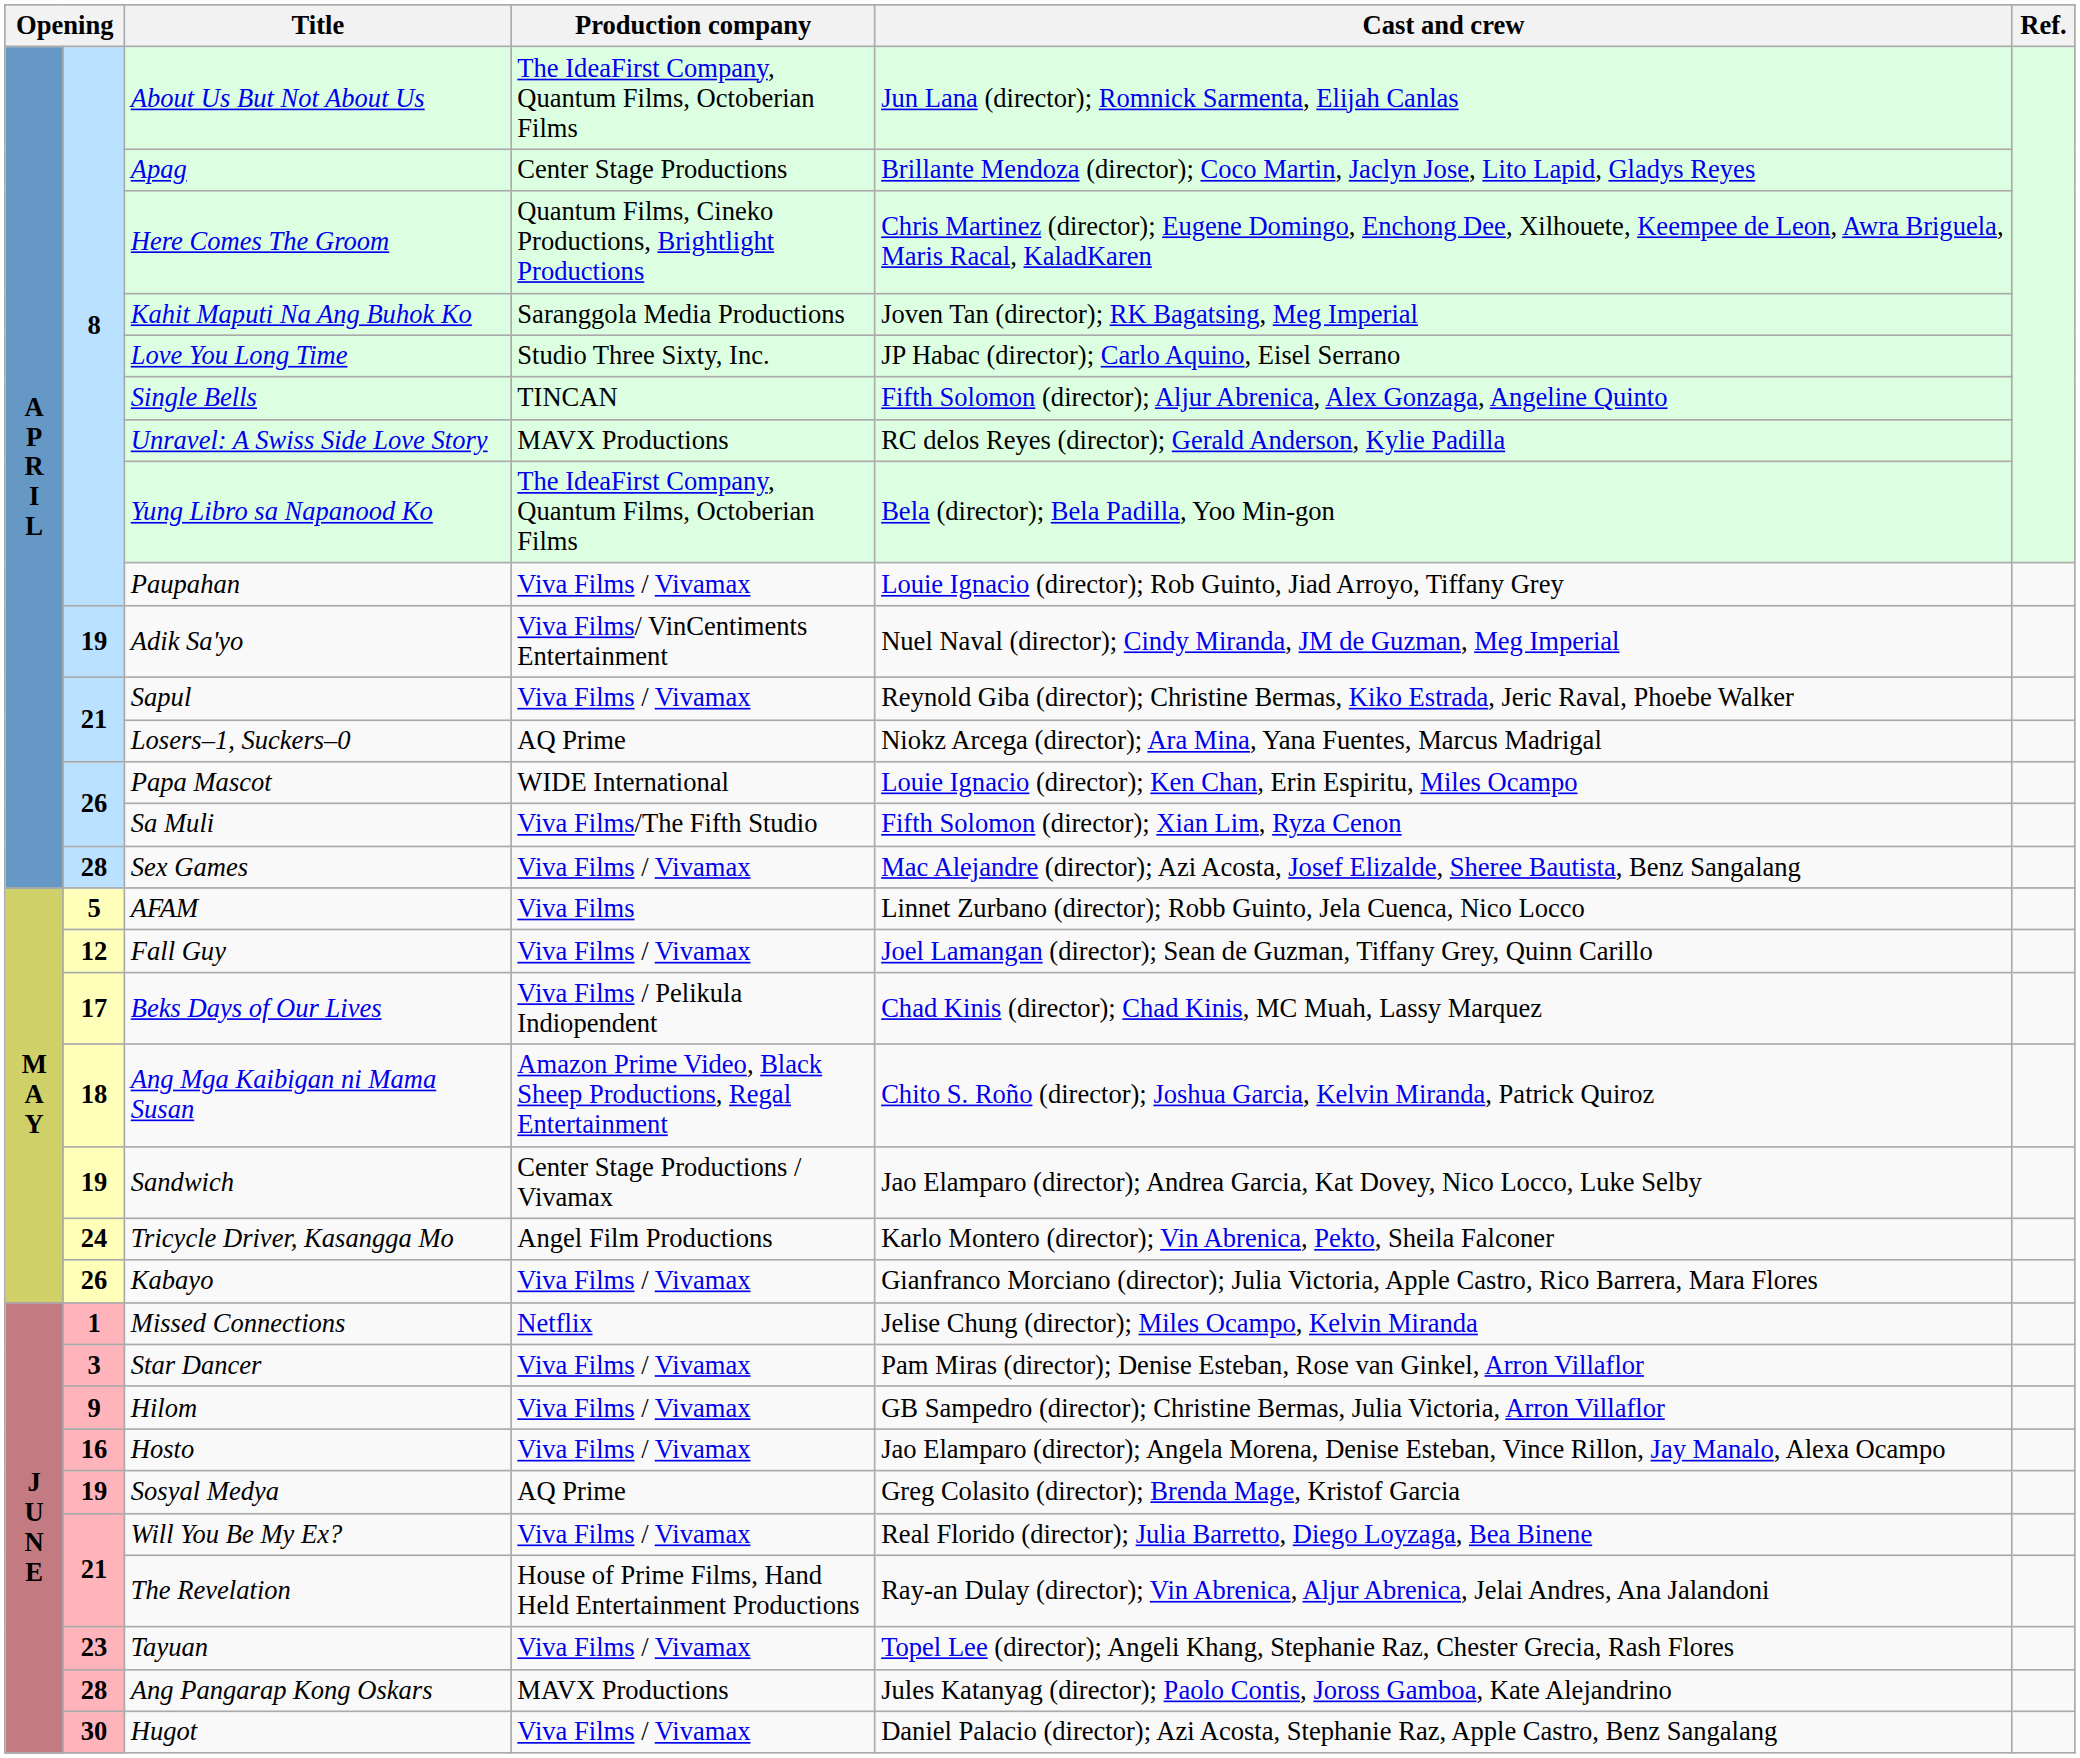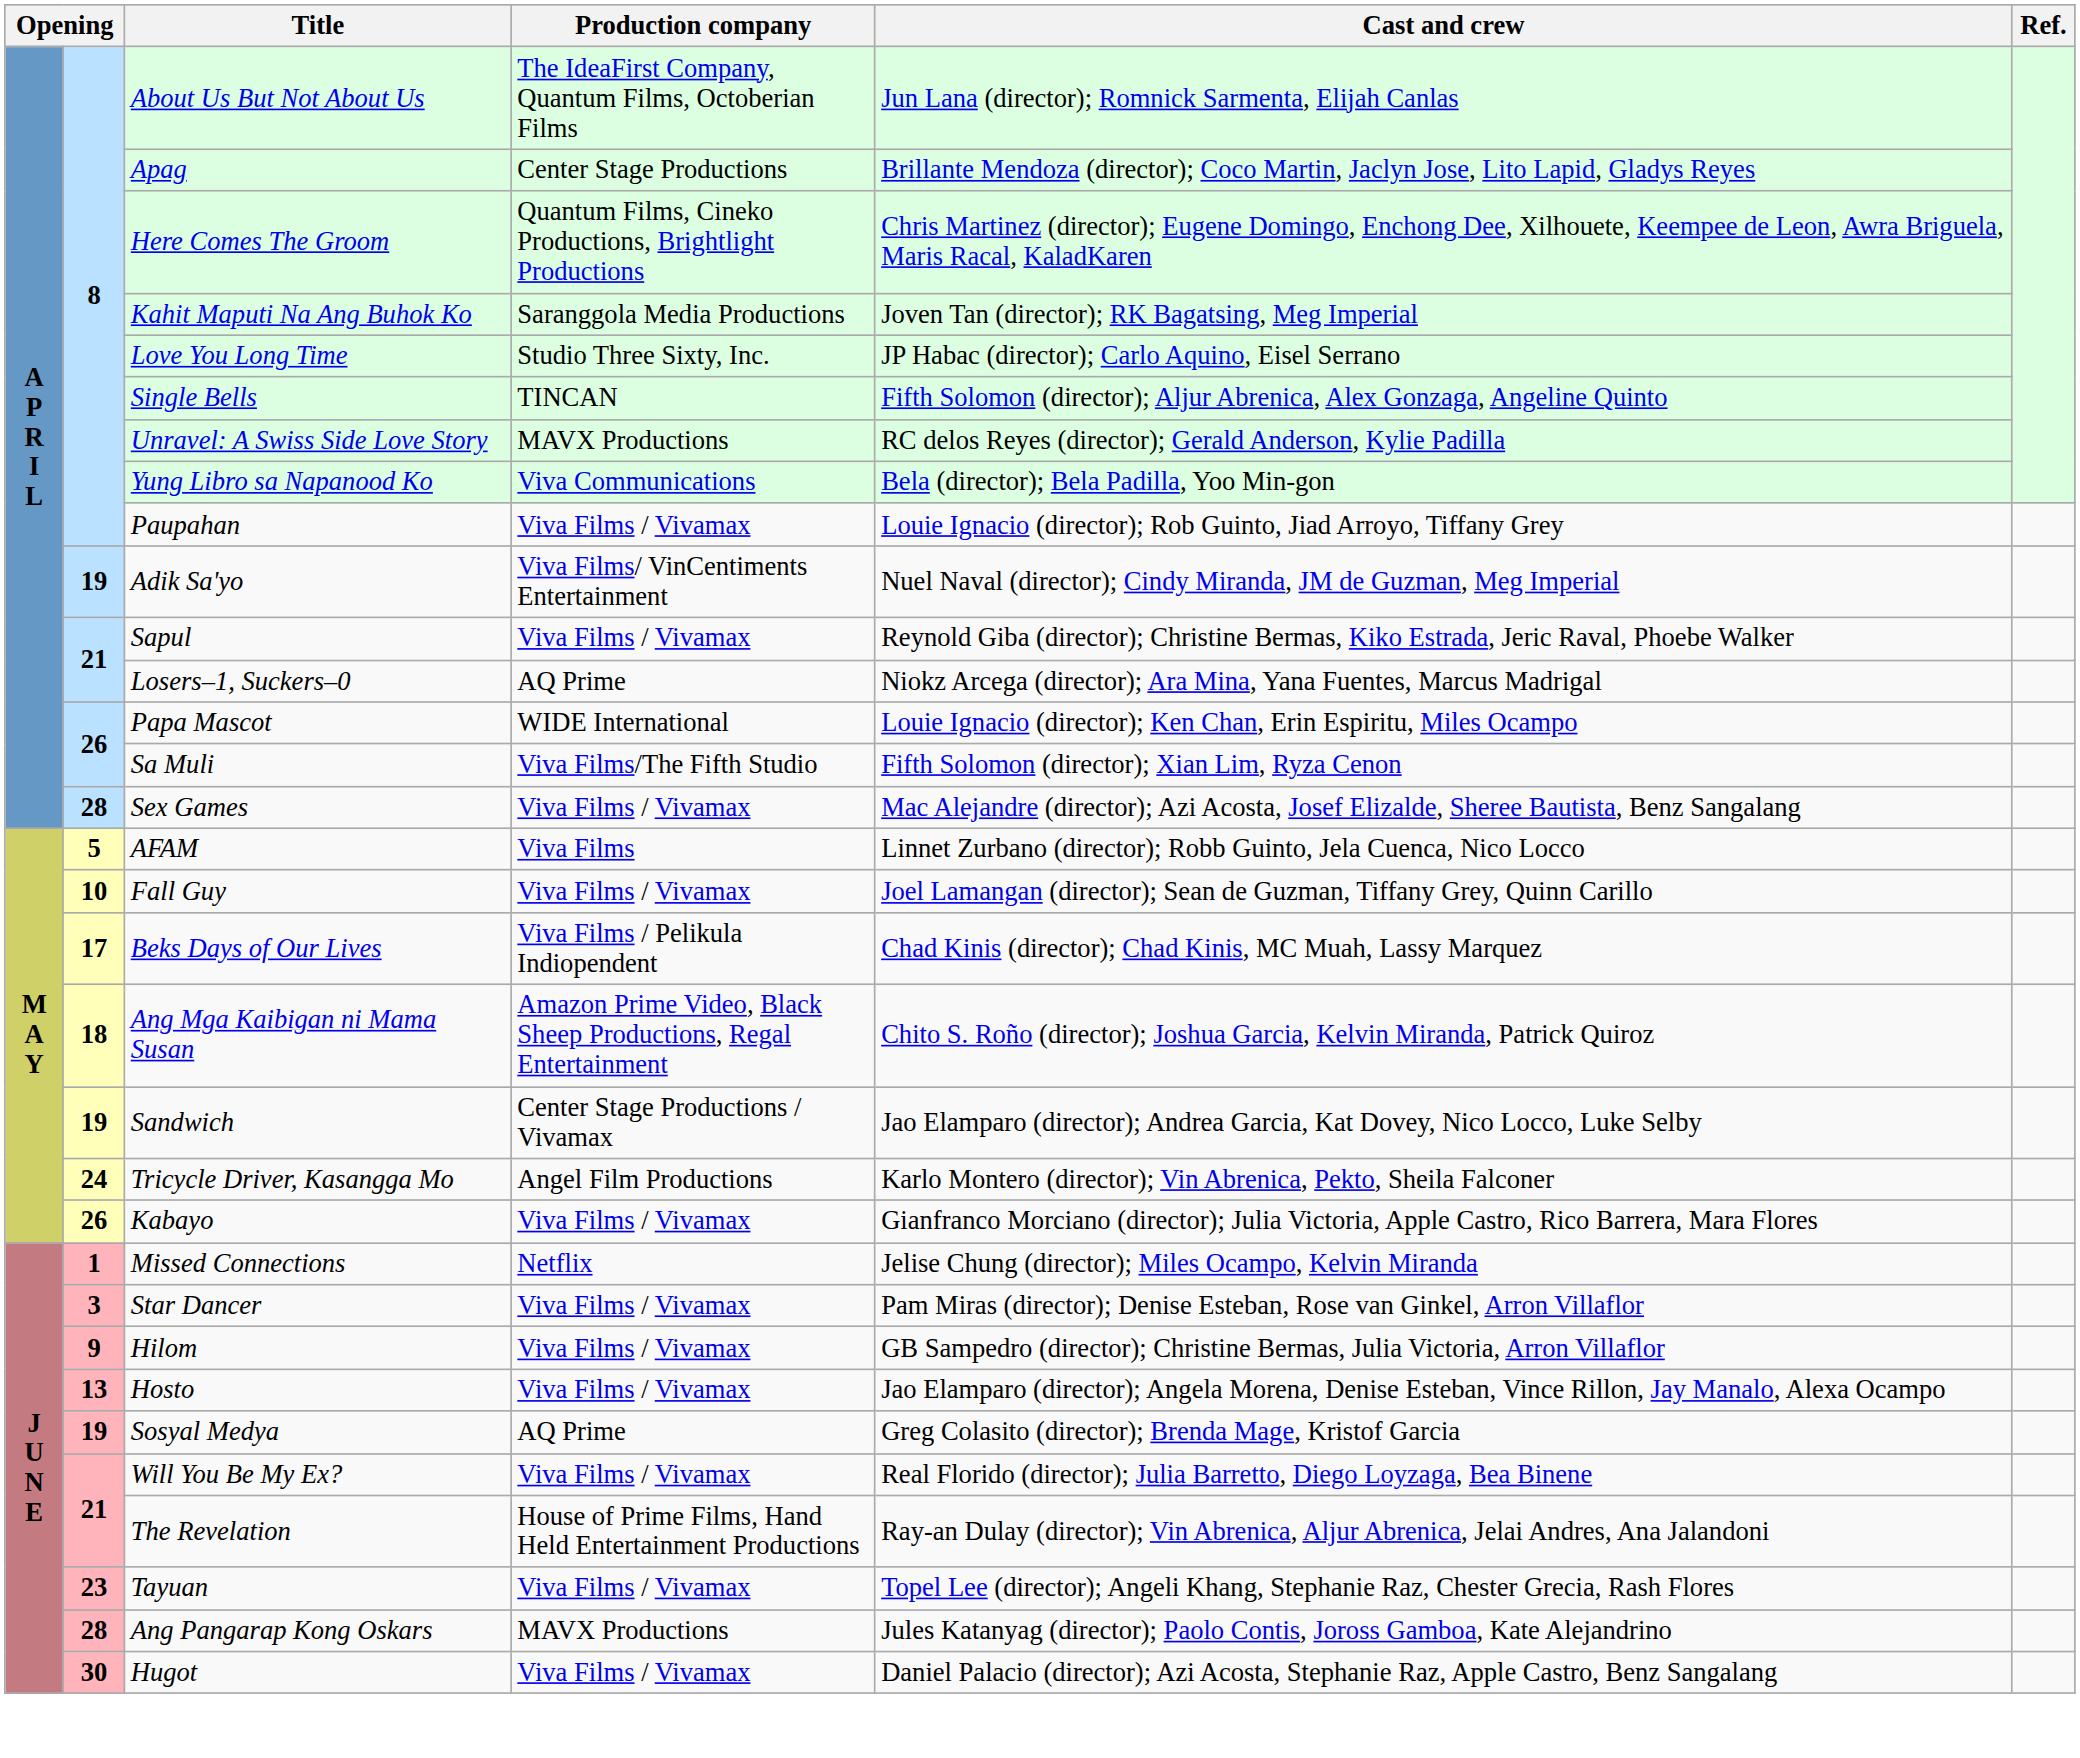(666, 511) The IdeaFirst Company, Quantum Films, Octoberian Films -> (636, 482) Viva Communications
(94, 950) 12 -> (94, 891) 10
(94, 1449) 16 -> (94, 1389) 13
